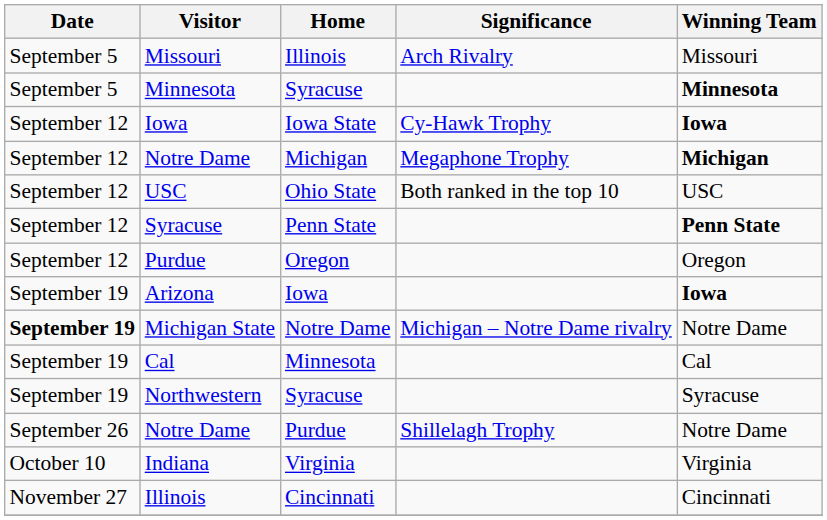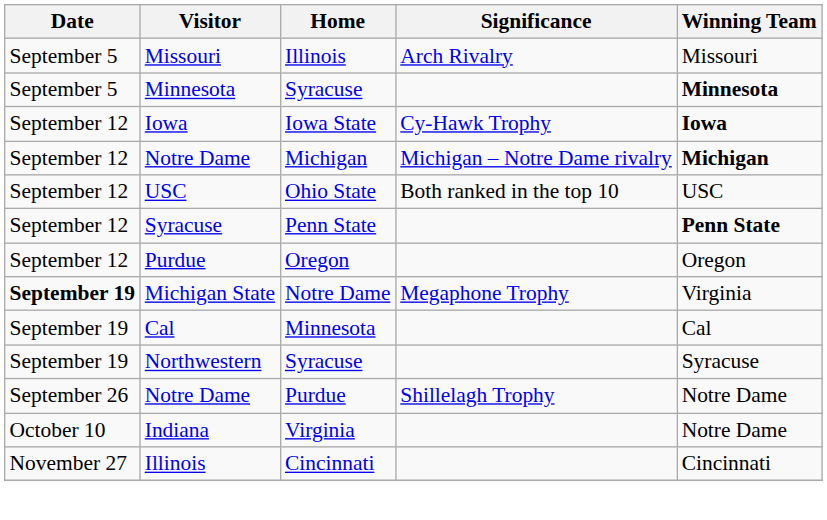(485, 157) Megaphone Trophy -> (536, 157) Michigan – Notre Dame rivalry
- row: (179, 293)
(536, 327) Michigan – Notre Dame rivalry -> (485, 293) Megaphone Trophy
(734, 327) Notre Dame -> (717, 293) Virginia
(717, 463) Virginia -> (734, 429) Notre Dame
